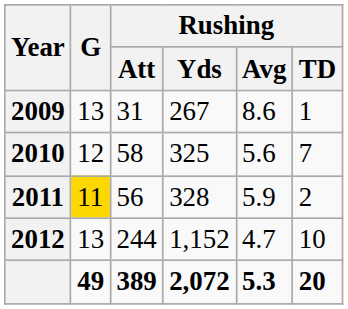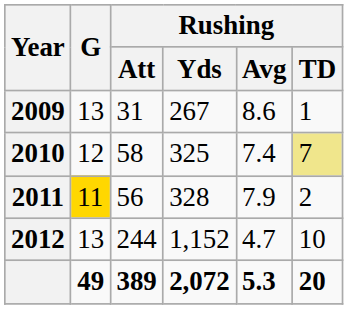(259, 153) 5.6 -> (259, 153) 7.4
(305, 153) no background -> (305, 153) khaki background
(259, 196) 5.9 -> (259, 196) 7.9
